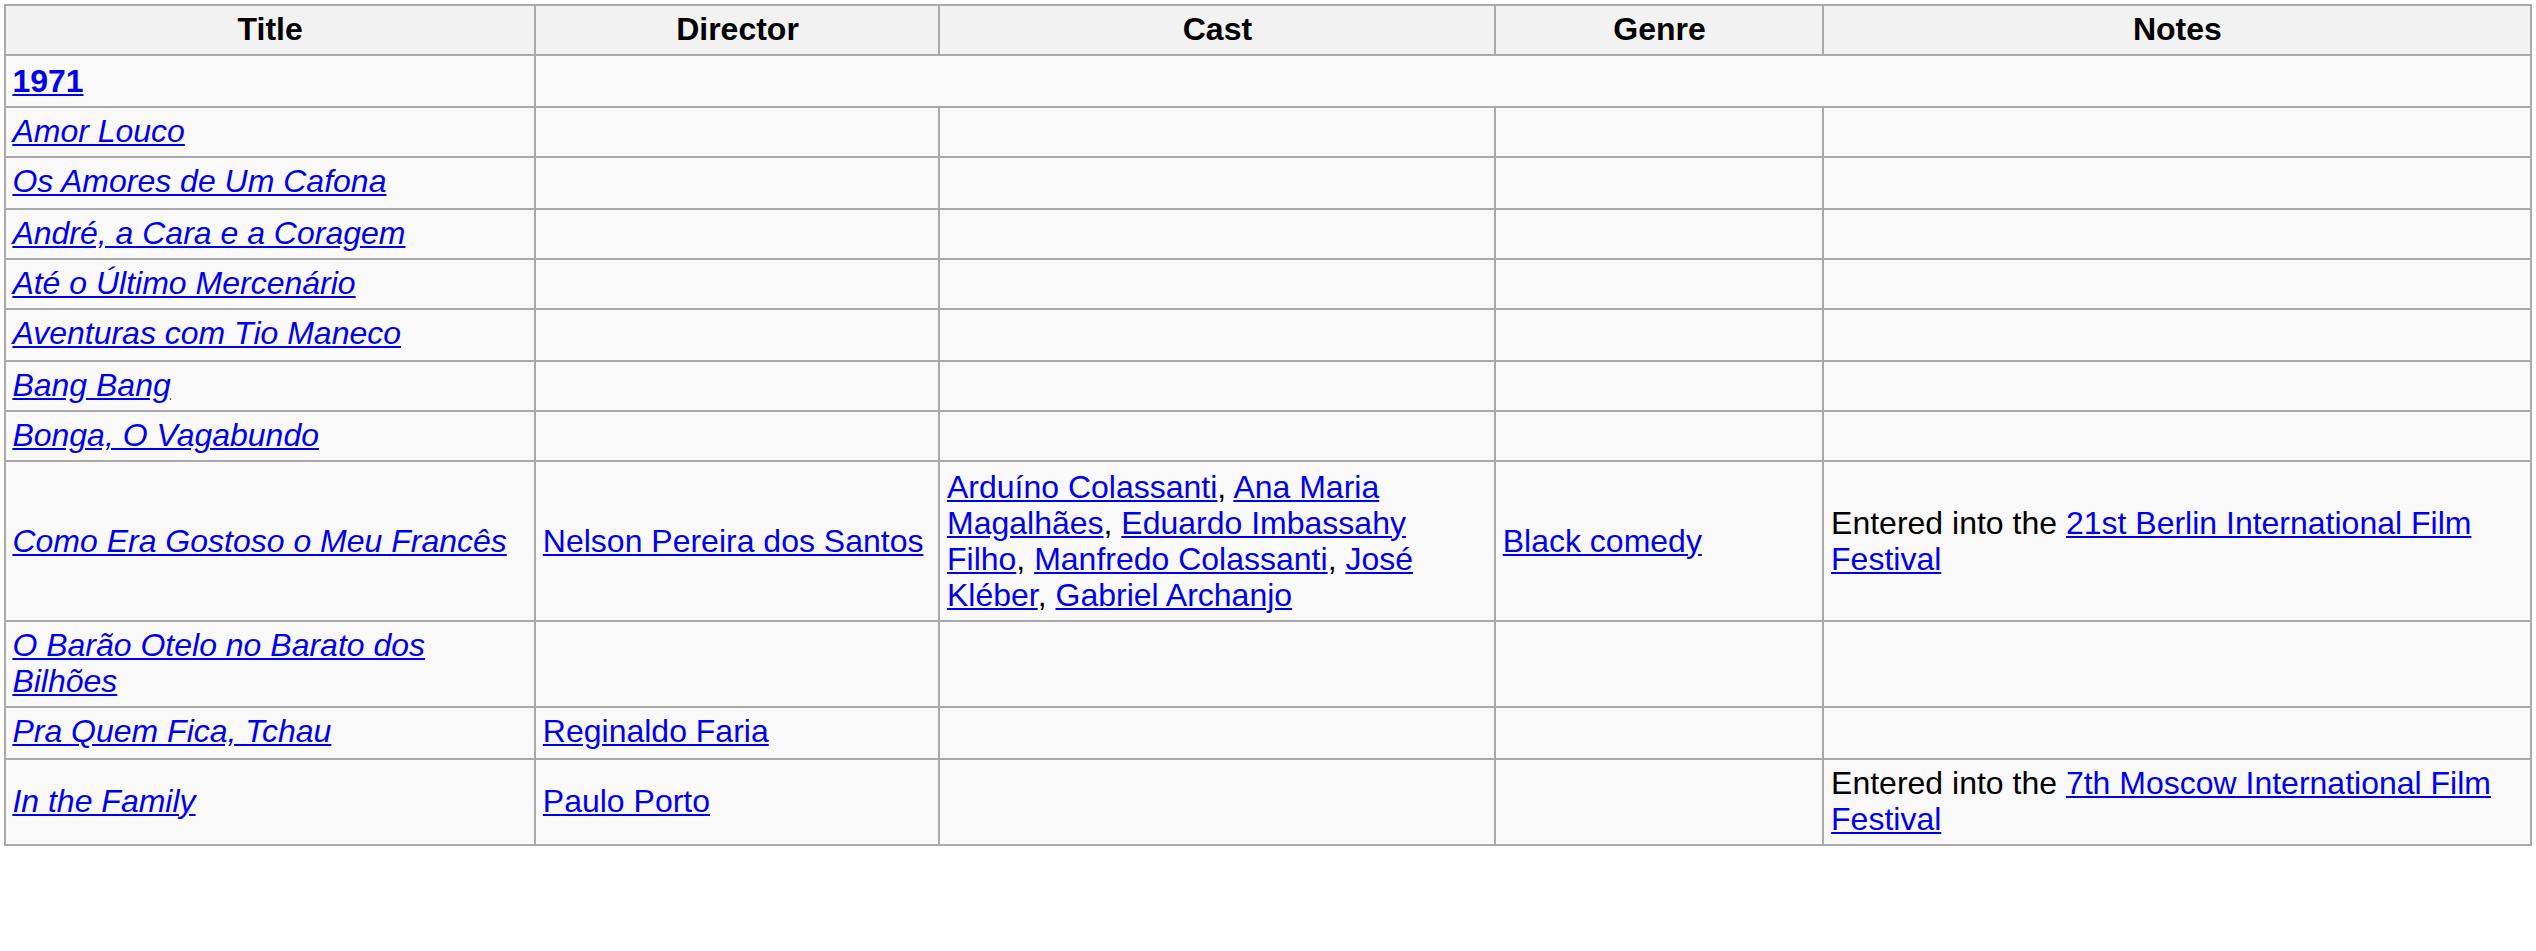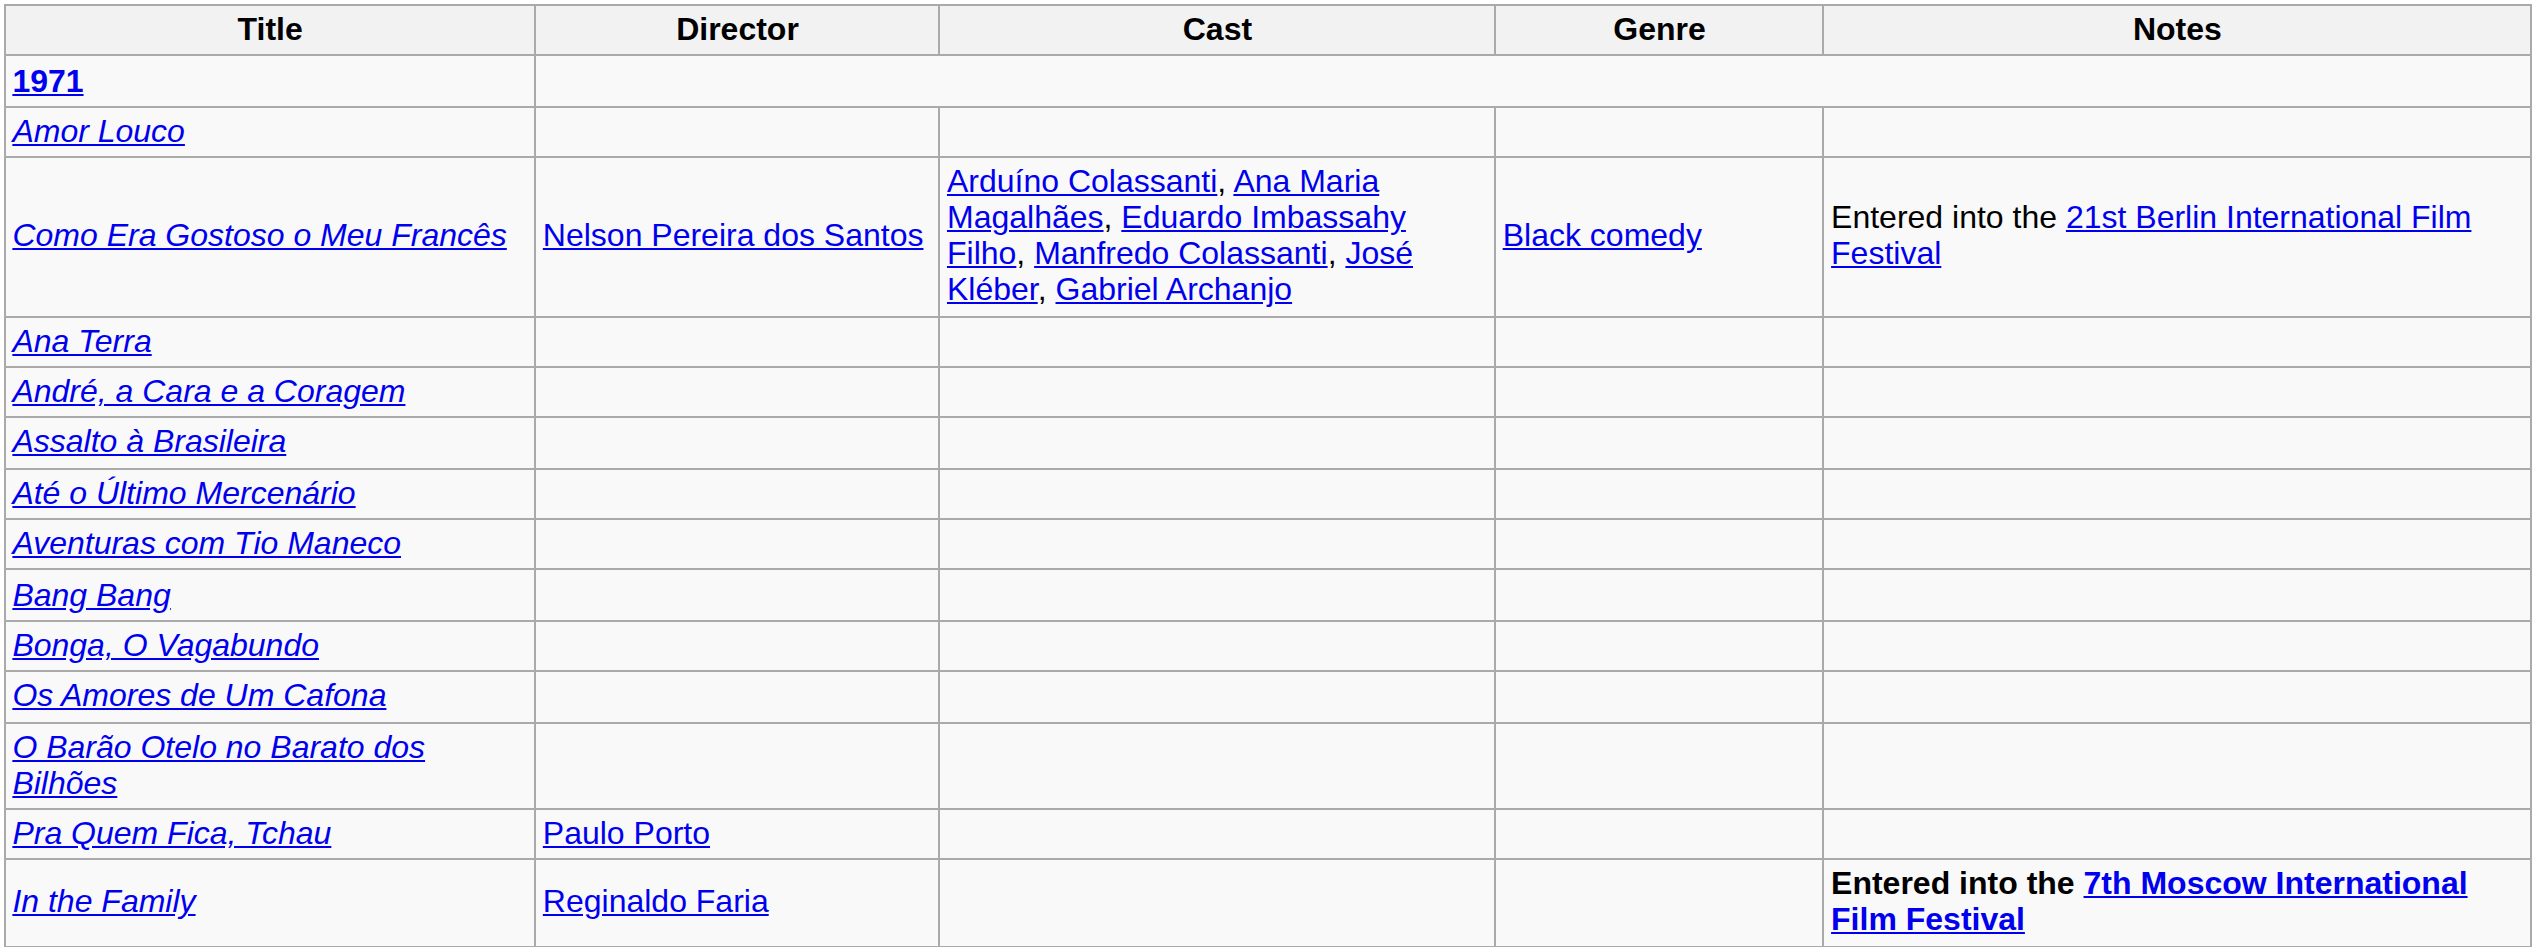rows swapped: (199, 182) <-> (260, 540)
+ row: (82, 340)
+ row: (149, 442)
(656, 732) Reginaldo Faria -> (626, 833) Paulo Porto
(626, 800) Paulo Porto -> (656, 902) Reginaldo Faria
(2161, 800) normal -> (2149, 902) bold
